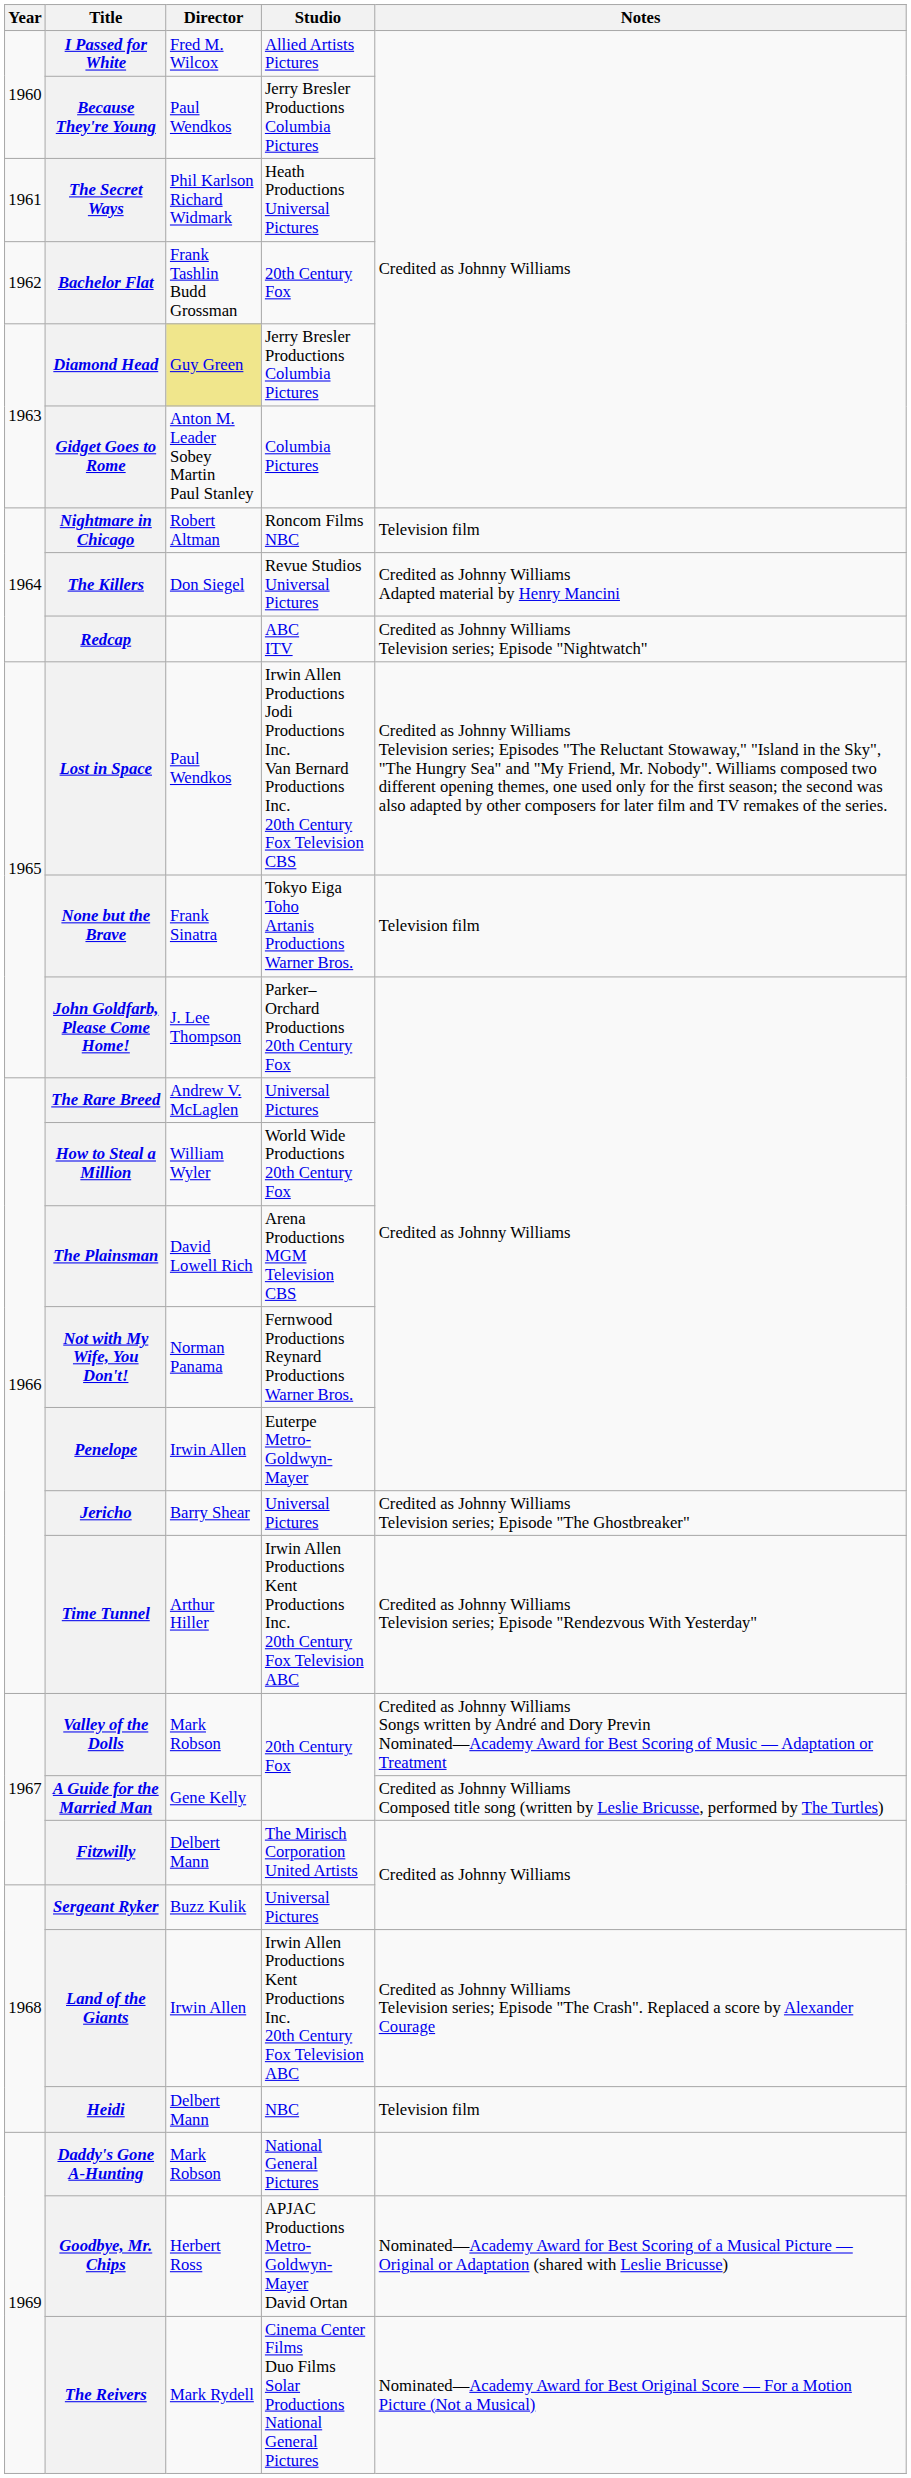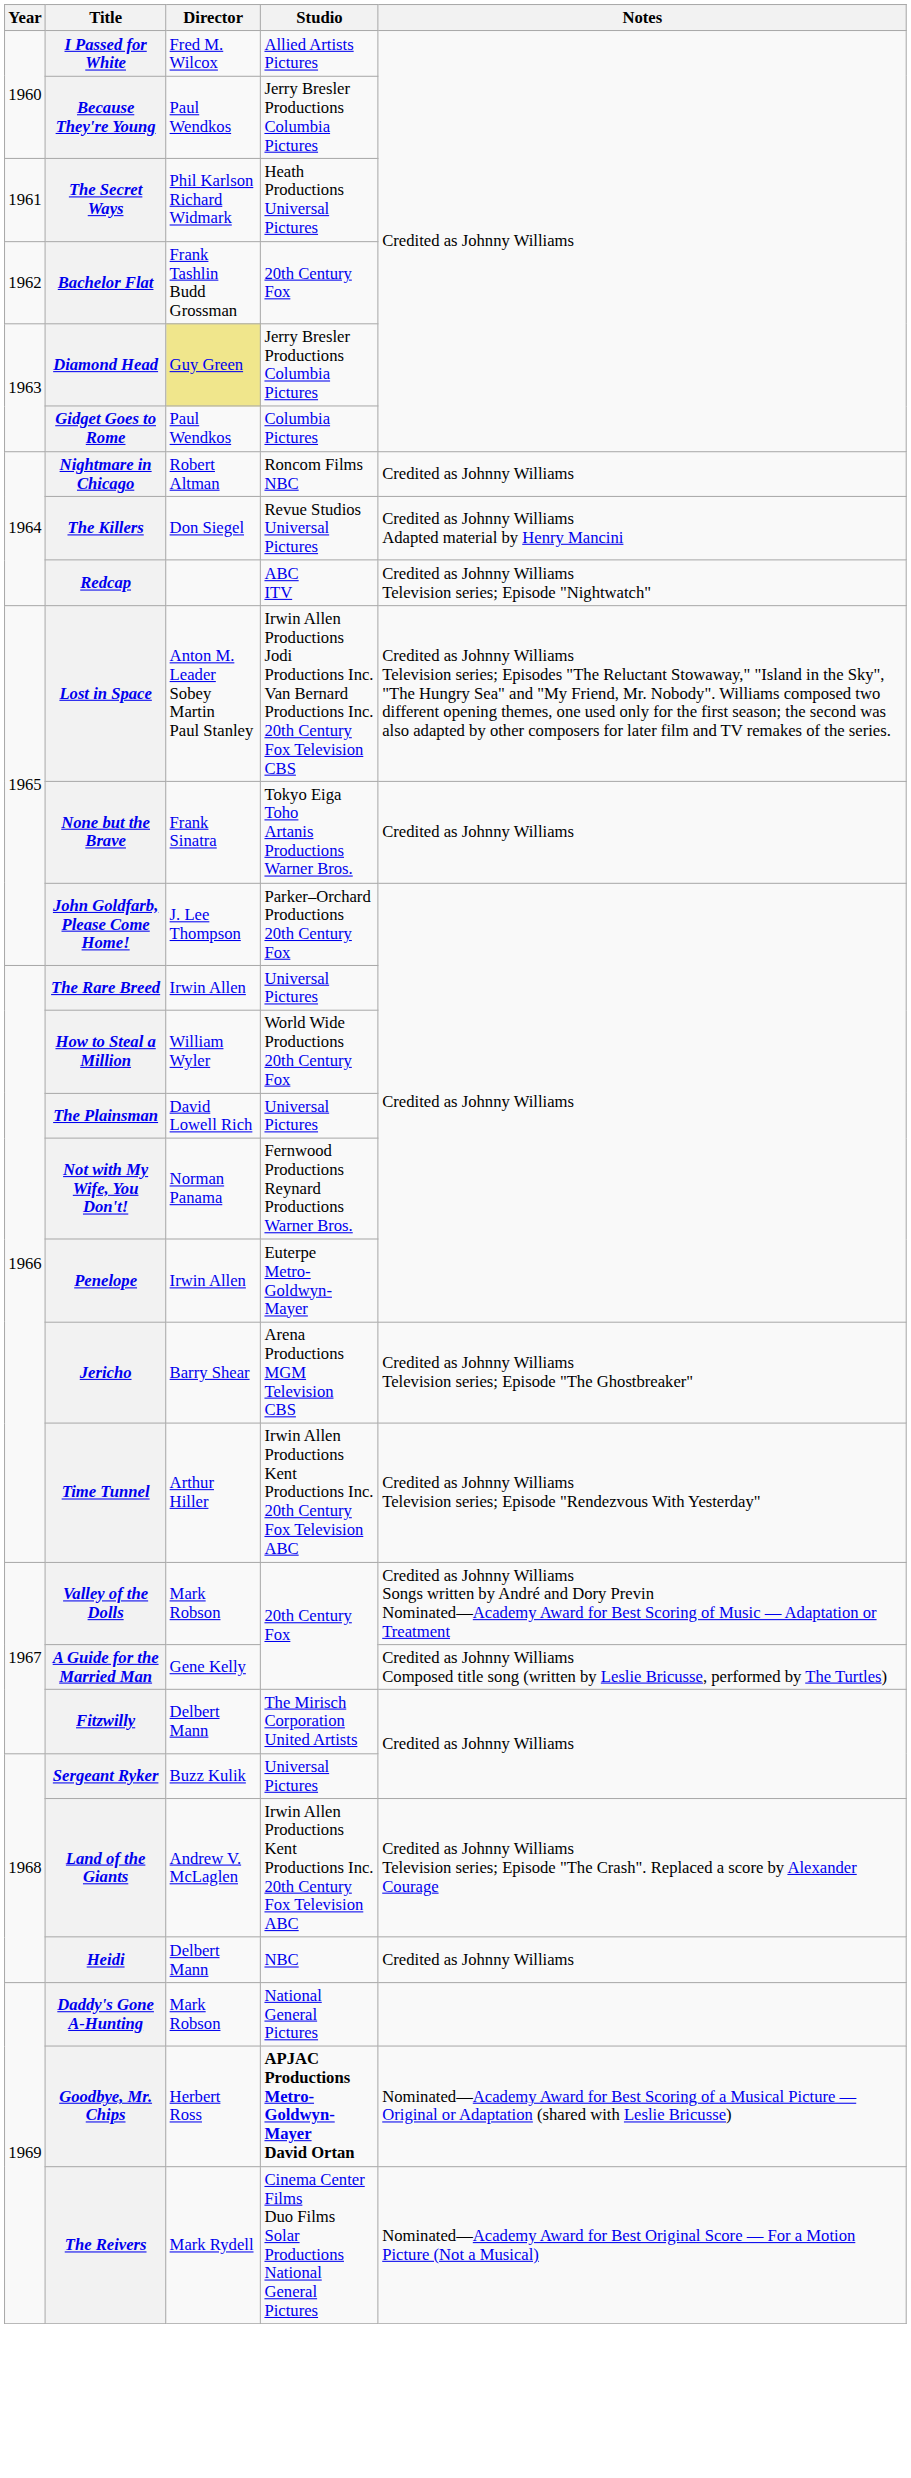(212, 456) Anton M. Leader Sobey Martin Paul Stanley -> (200, 428) Paul Wendkos
(429, 530) Television film -> (478, 473) Credited as Johnny Williams
(201, 768) Paul Wendkos -> (211, 693) Anton M. Leader Sobey Martin Paul Stanley
(429, 925) Television film -> (478, 832) Credited as Johnny Williams
(206, 1100) Andrew V. McLaglen -> (208, 987) Irwin Allen
(305, 1255) Arena Productions MGM Television CBS -> (297, 1115) Universal Pictures
(297, 1512) Universal Pictures -> (304, 1372) Arena Productions MGM Television CBS
(208, 2008) Irwin Allen -> (205, 1867) Andrew V. McLaglen
(429, 2109) Television film -> (478, 1959) Credited as Johnny Williams
(306, 2255) normal -> (310, 2106) bold
